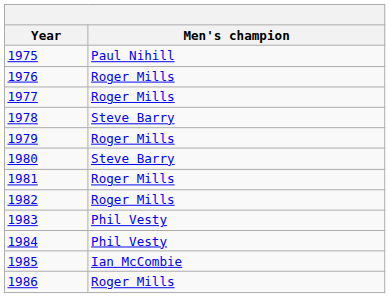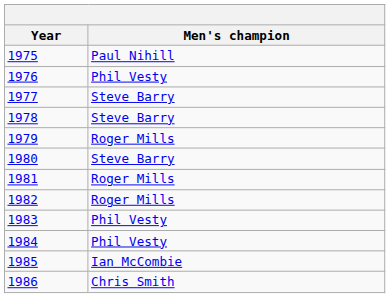(133, 76) Roger Mills -> (129, 76) Phil Vesty
(133, 97) Roger Mills -> (133, 97) Steve Barry
(133, 282) Roger Mills -> (133, 282) Chris Smith
